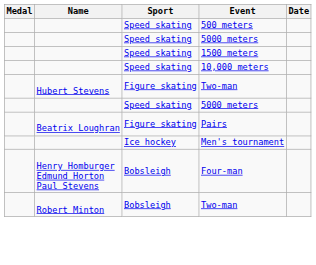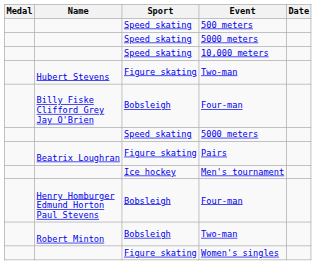- row: (78, 54)
+ row: (70, 111)
+ row: (78, 253)
